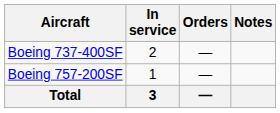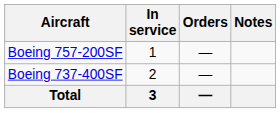rows swapped: (65, 52) <-> (65, 74)
